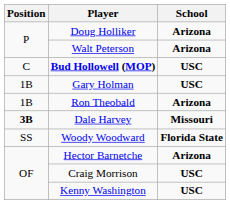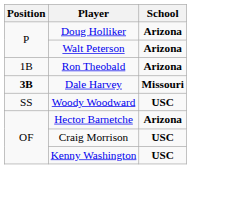- row: (103, 66)
- row: (103, 84)
(192, 137) Florida State -> (163, 102) USC
